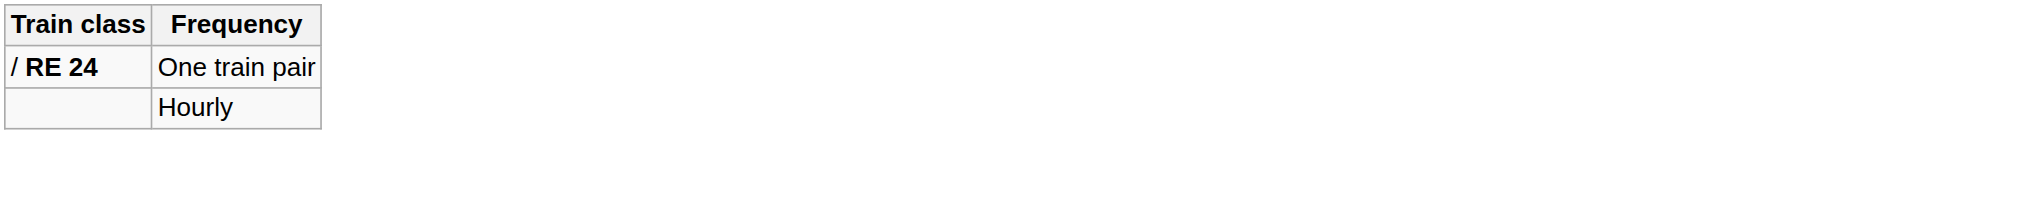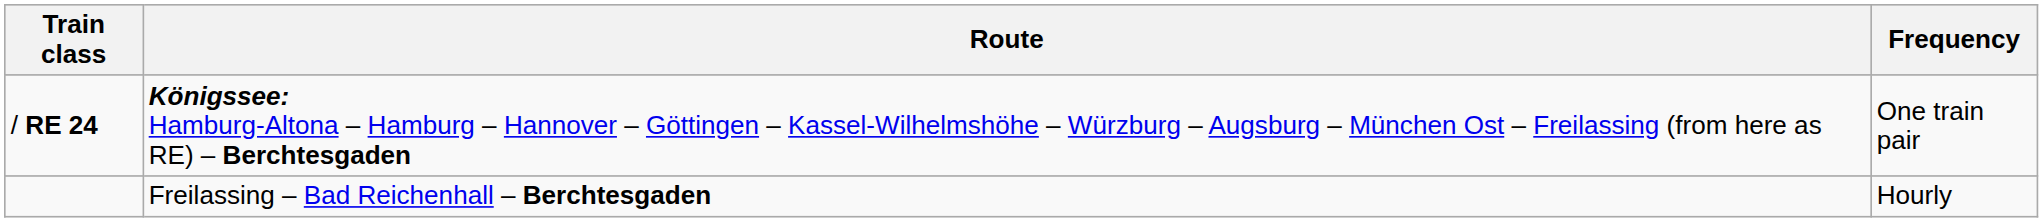+ column: (1007, 39)
